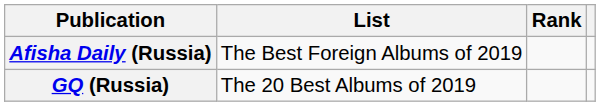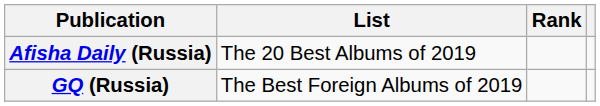(372, 52) The Best Foreign Albums of 2019 -> (348, 52) The 20 Best Albums of 2019
(348, 85) The 20 Best Albums of 2019 -> (372, 85) The Best Foreign Albums of 2019
